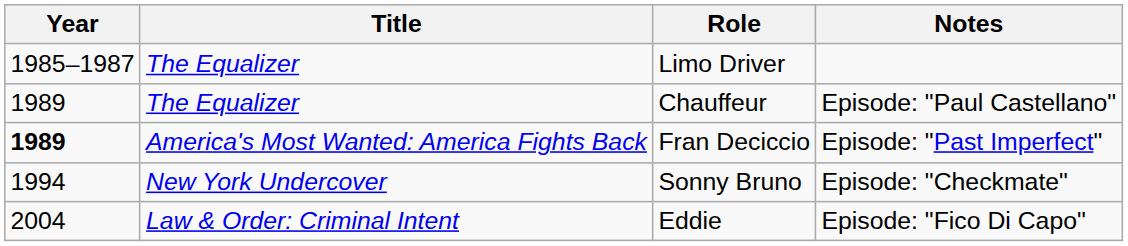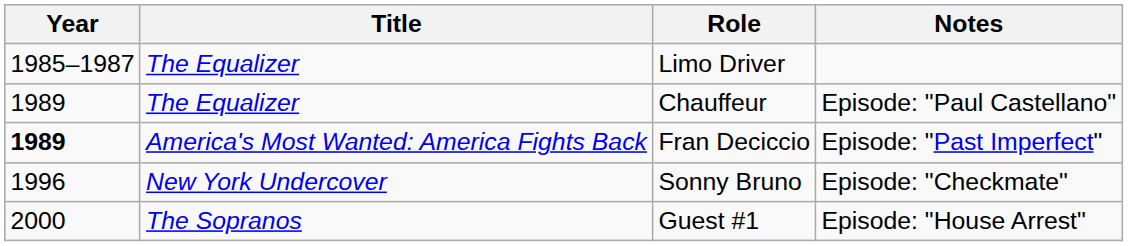(38, 181) 1994 -> (38, 181) 1996
+ row: (709, 220)
- row: (690, 220)
